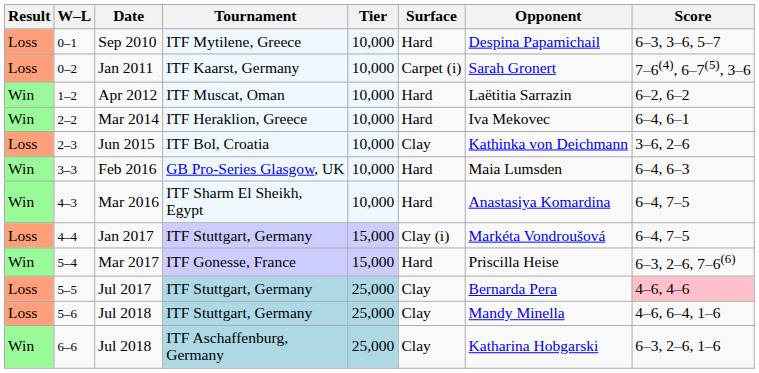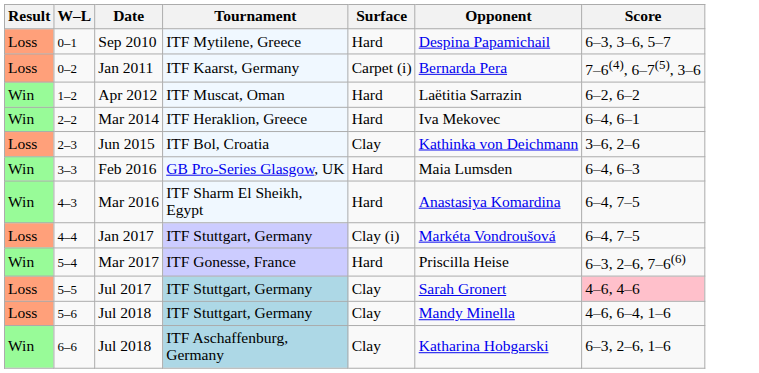- column: (373, 16)
(512, 68) Sarah Gronert -> (463, 68) Bernarda Pera
(513, 288) Bernarda Pera -> (462, 288) Sarah Gronert
